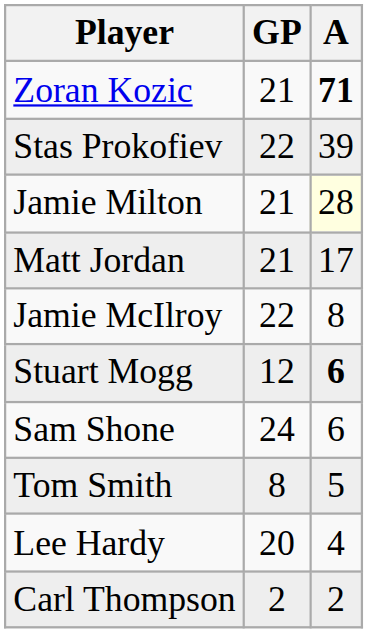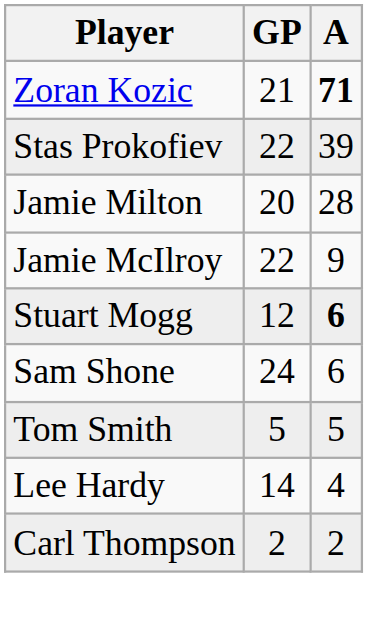(277, 202) 21 -> (277, 202) 20
(336, 202) lightyellow background -> (336, 202) no background
- row: (99, 259)
(336, 315) 8 -> (336, 259) 9
(277, 485) 8 -> (277, 428) 5
(277, 542) 20 -> (277, 485) 14
